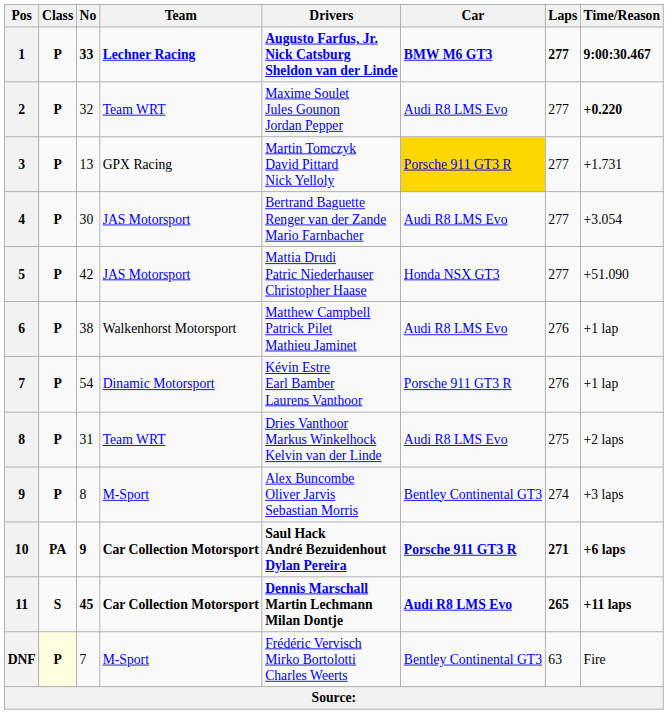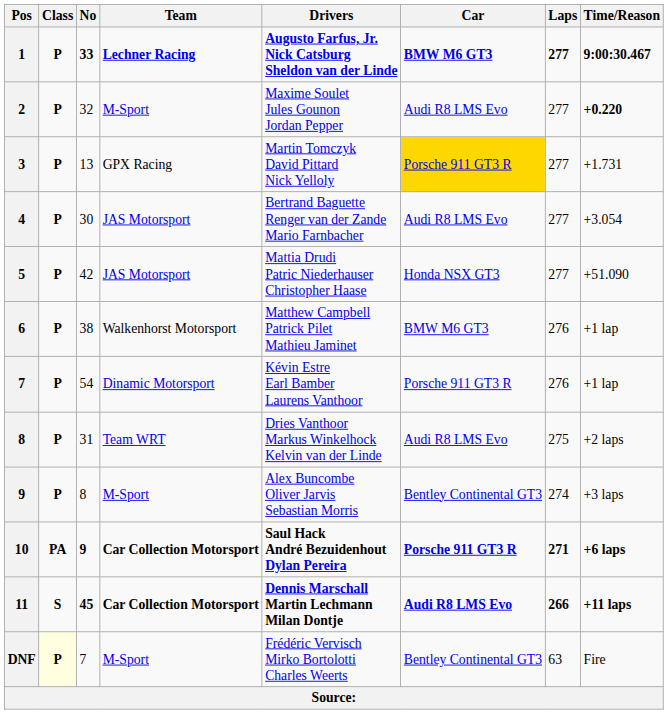(134, 109) Team WRT -> (126, 109) M-Sport
(456, 329) Audi R8 LMS Evo -> (446, 329) BMW M6 GT3
(559, 604) 265 -> (559, 604) 266
